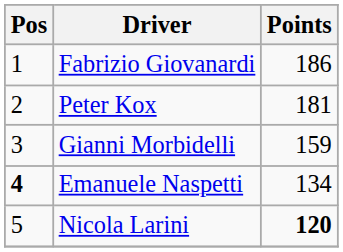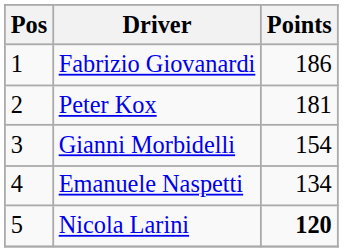(314, 144) 159 -> (314, 144) 154
(17, 184) bold -> (17, 184) normal
